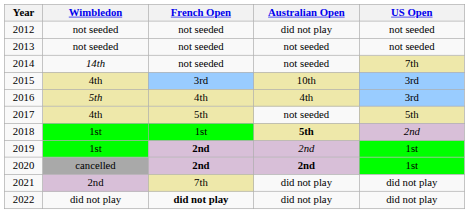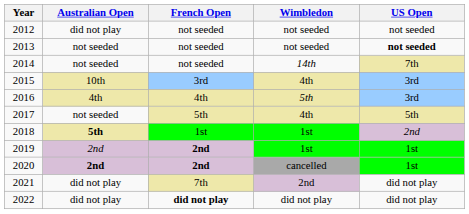columns swapped: (306, 13) <-> (95, 13)
(412, 47) normal -> (412, 47) bold
